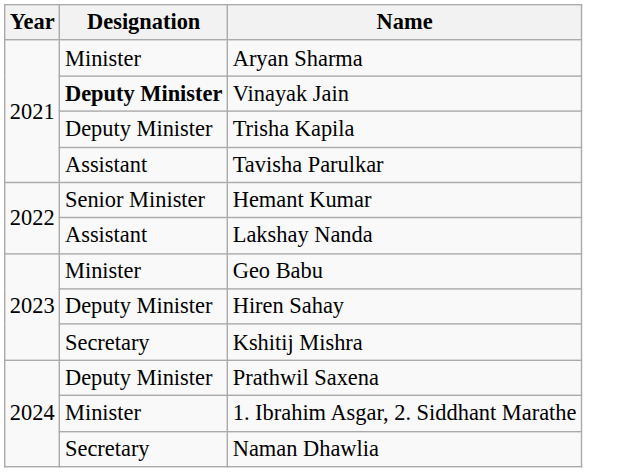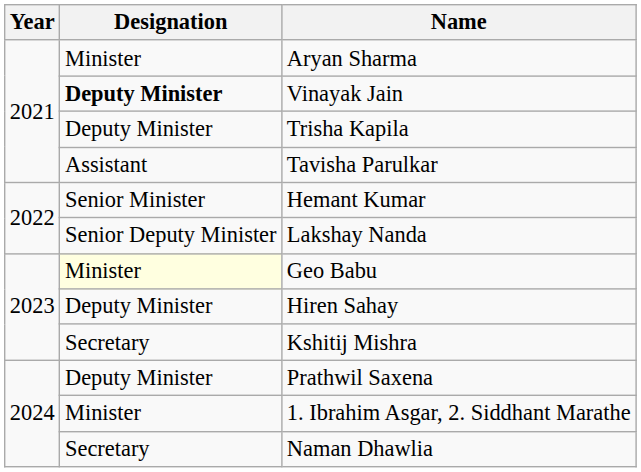(106, 235) Assistant -> (171, 235) Senior Deputy Minister
(103, 270) no background -> (103, 270) lightyellow background
